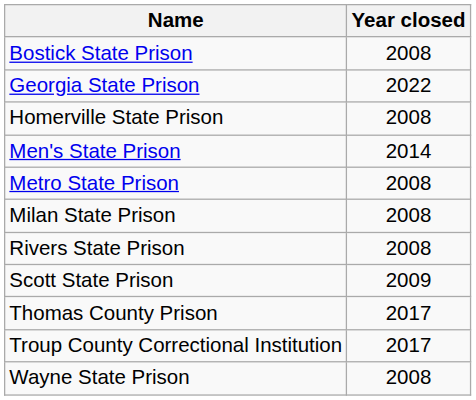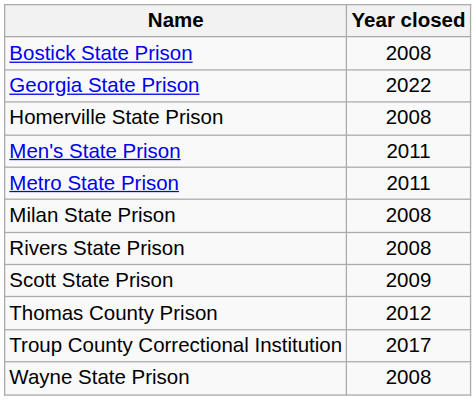(408, 150) 2014 -> (408, 150) 2011
(408, 183) 2008 -> (408, 183) 2011
(408, 313) 2017 -> (408, 313) 2012
